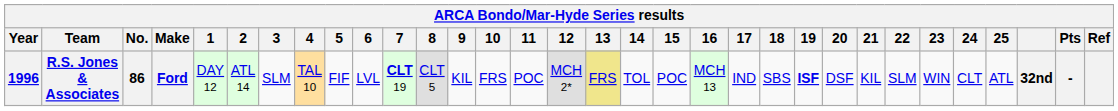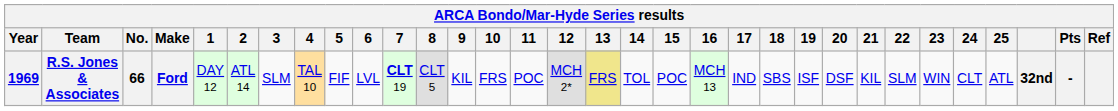(23, 78) 1996 -> (23, 78) 1969
(137, 78) 86 -> (137, 78) 66
(808, 78) bold -> (808, 78) normal
